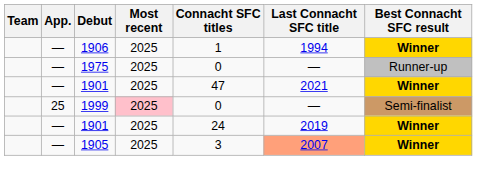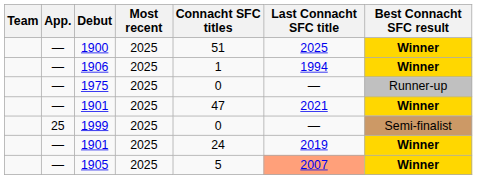+ row: (58, 47)
(144, 106) pink background -> (144, 125) no background
(218, 145) 3 -> (218, 164) 5
